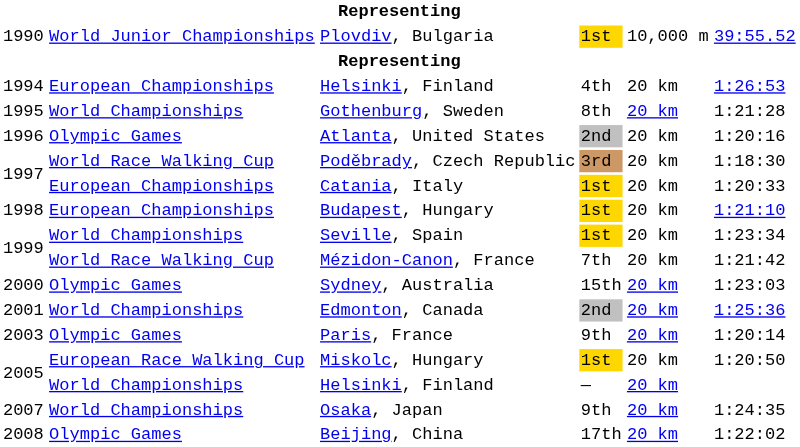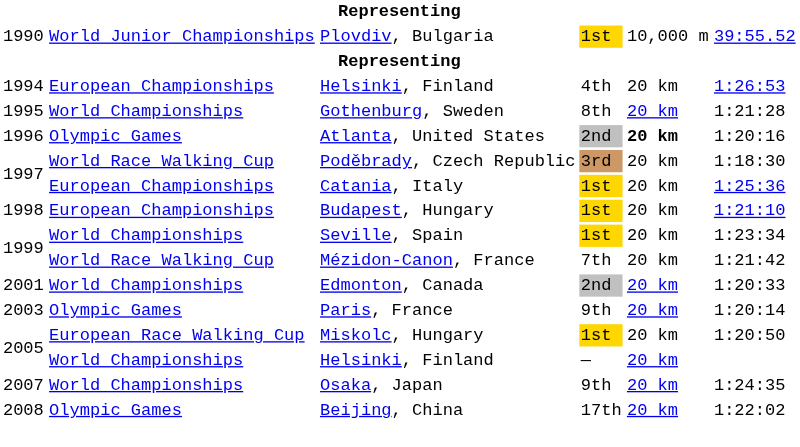(652, 136) normal -> (652, 136) bold
(750, 186) 1:20:33 -> (750, 186) 1:25:36
- row: (23, 286)
(750, 310) 1:25:36 -> (750, 286) 1:20:33
